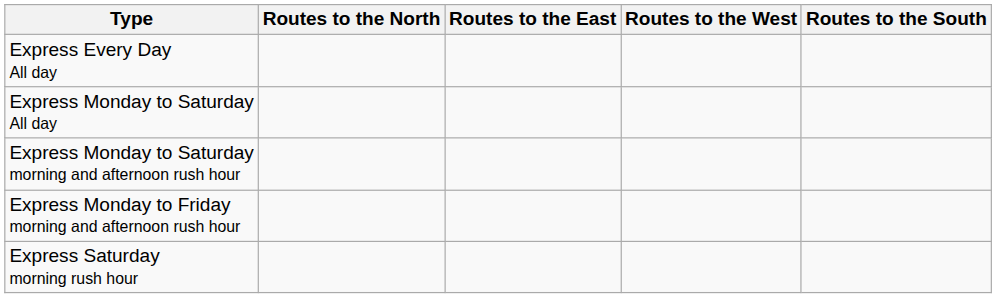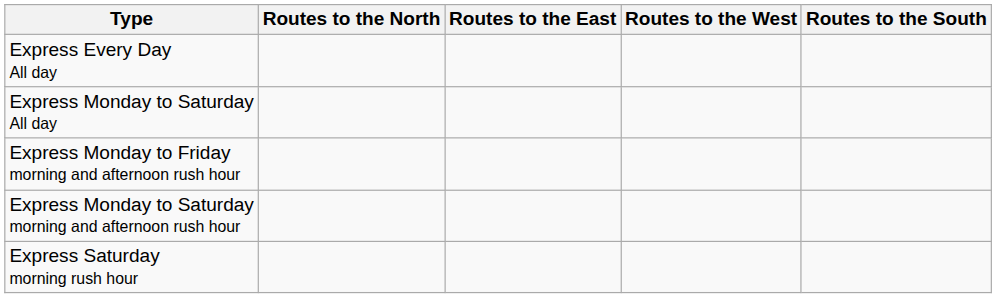rows swapped: (132, 163) <-> (125, 215)
